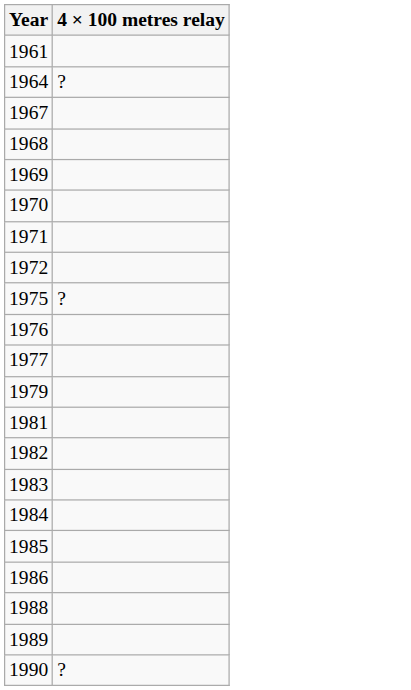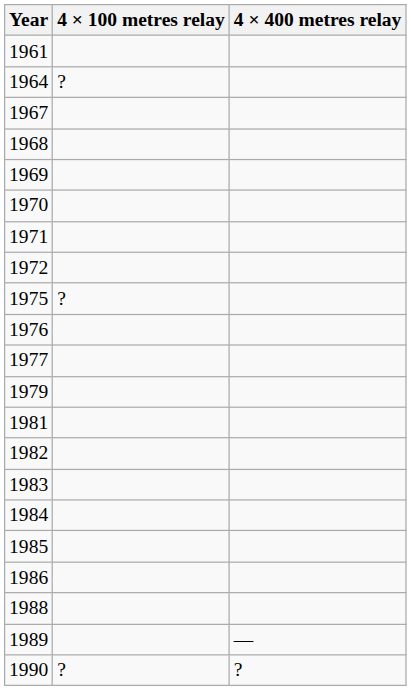+ column: (318, 19)
